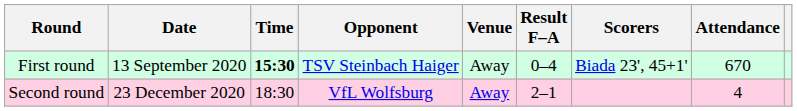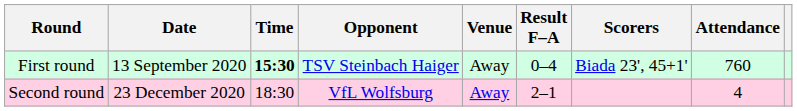(738, 65) 670 -> (738, 65) 760
